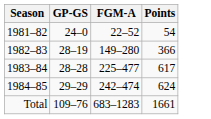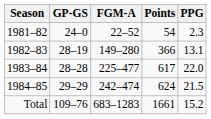+ column: (192, 13)
